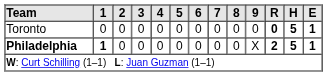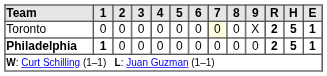(217, 29) no background -> (217, 29) lightyellow background
(255, 29) 0 -> (255, 29) X
(274, 29) 0 -> (274, 29) 2
(255, 46) X -> (255, 46) 0
